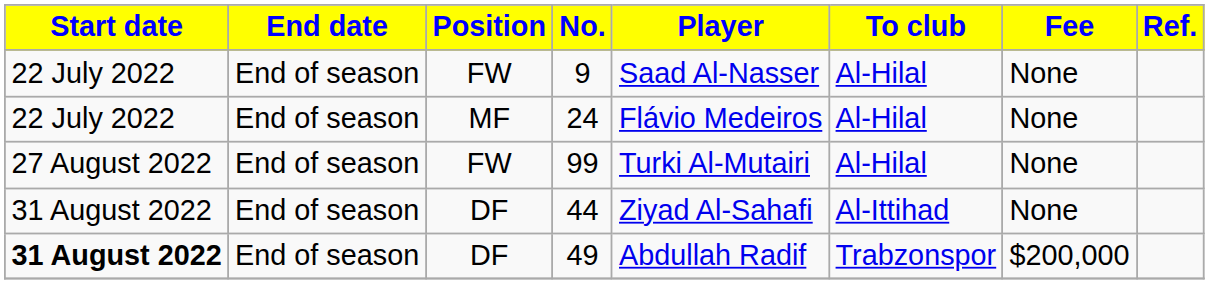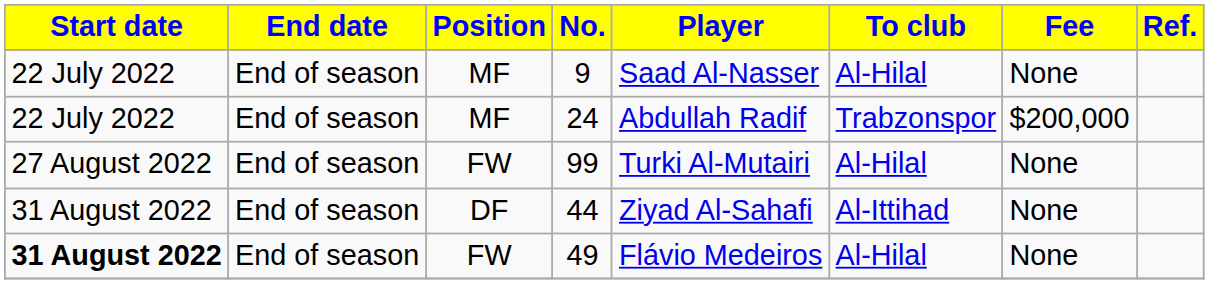(489, 73) FW -> (489, 73) MF
(721, 118) Flávio Medeiros -> (713, 118) Abdullah Radif
(881, 118) Al-Hilal -> (916, 118) Trabzonspor
(1044, 118) None -> (1070, 118) $200,000
(489, 255) DF -> (489, 255) FW
(713, 255) Abdullah Radif -> (721, 255) Flávio Medeiros
(916, 255) Trabzonspor -> (881, 255) Al-Hilal
(1070, 255) $200,000 -> (1044, 255) None
